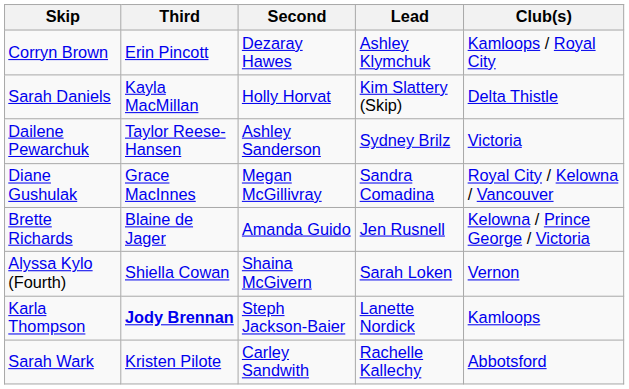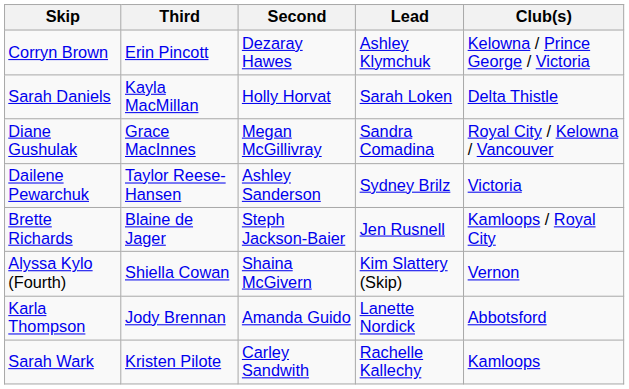(532, 52) Kamloops / Royal City -> (529, 52) Kelowna / Prince George / Victoria
(404, 96) Kim Slattery (Skip) -> (406, 96) Sarah Loken
rows swapped: (43, 185) <-> (49, 140)
(296, 229) Amanda Guido -> (294, 229) Steph Jackson-Baier
(529, 229) Kelowna / Prince George / Victoria -> (532, 229) Kamloops / Royal City
(406, 273) Sarah Loken -> (404, 273) Kim Slattery (Skip)
(179, 317) bold -> (175, 317) normal
(294, 317) Steph Jackson-Baier -> (296, 317) Amanda Guido
(504, 317) Kamloops -> (507, 317) Abbotsford
(507, 362) Abbotsford -> (504, 362) Kamloops
